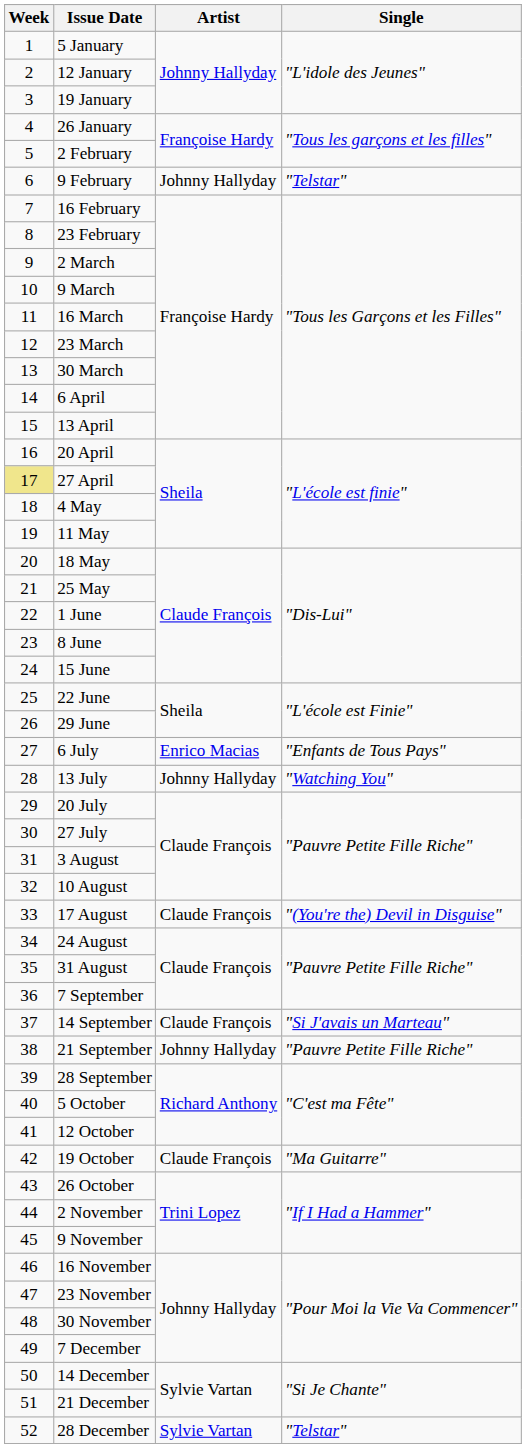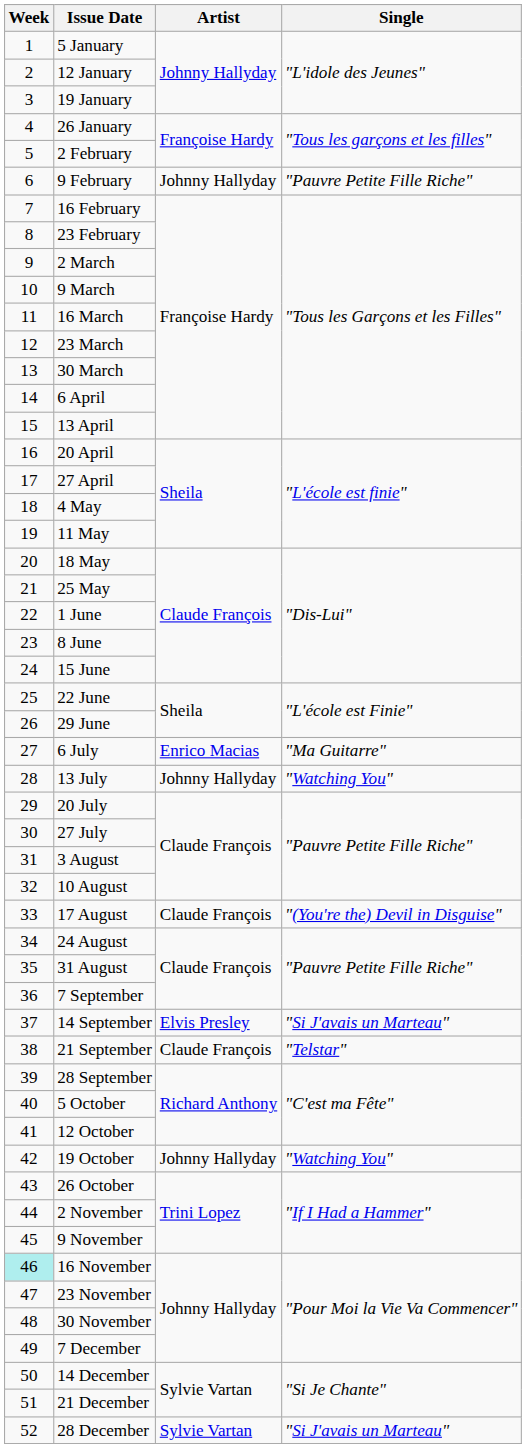(316, 180) "Telstar" -> (379, 180) "Pauvre Petite Fille Riche"
(29, 479) khaki background -> (29, 479) no background
(365, 751) "Enfants de Tous Pays" -> (335, 751) "Ma Guitarre"
(216, 1022) Claude François -> (205, 1022) Elvis Presley
(218, 1049) Johnny Hallyday -> (216, 1049) Claude François
(379, 1049) "Pauvre Petite Fille Riche" -> (316, 1049) "Telstar"
(216, 1158) Claude François -> (218, 1158) Johnny Hallyday
(335, 1158) "Ma Guitarre" -> (339, 1158) "Watching You"
(29, 1267) no background -> (29, 1267) paleturquoise background
(316, 1429) "Telstar" -> (367, 1429) "Si J'avais un Marteau"
